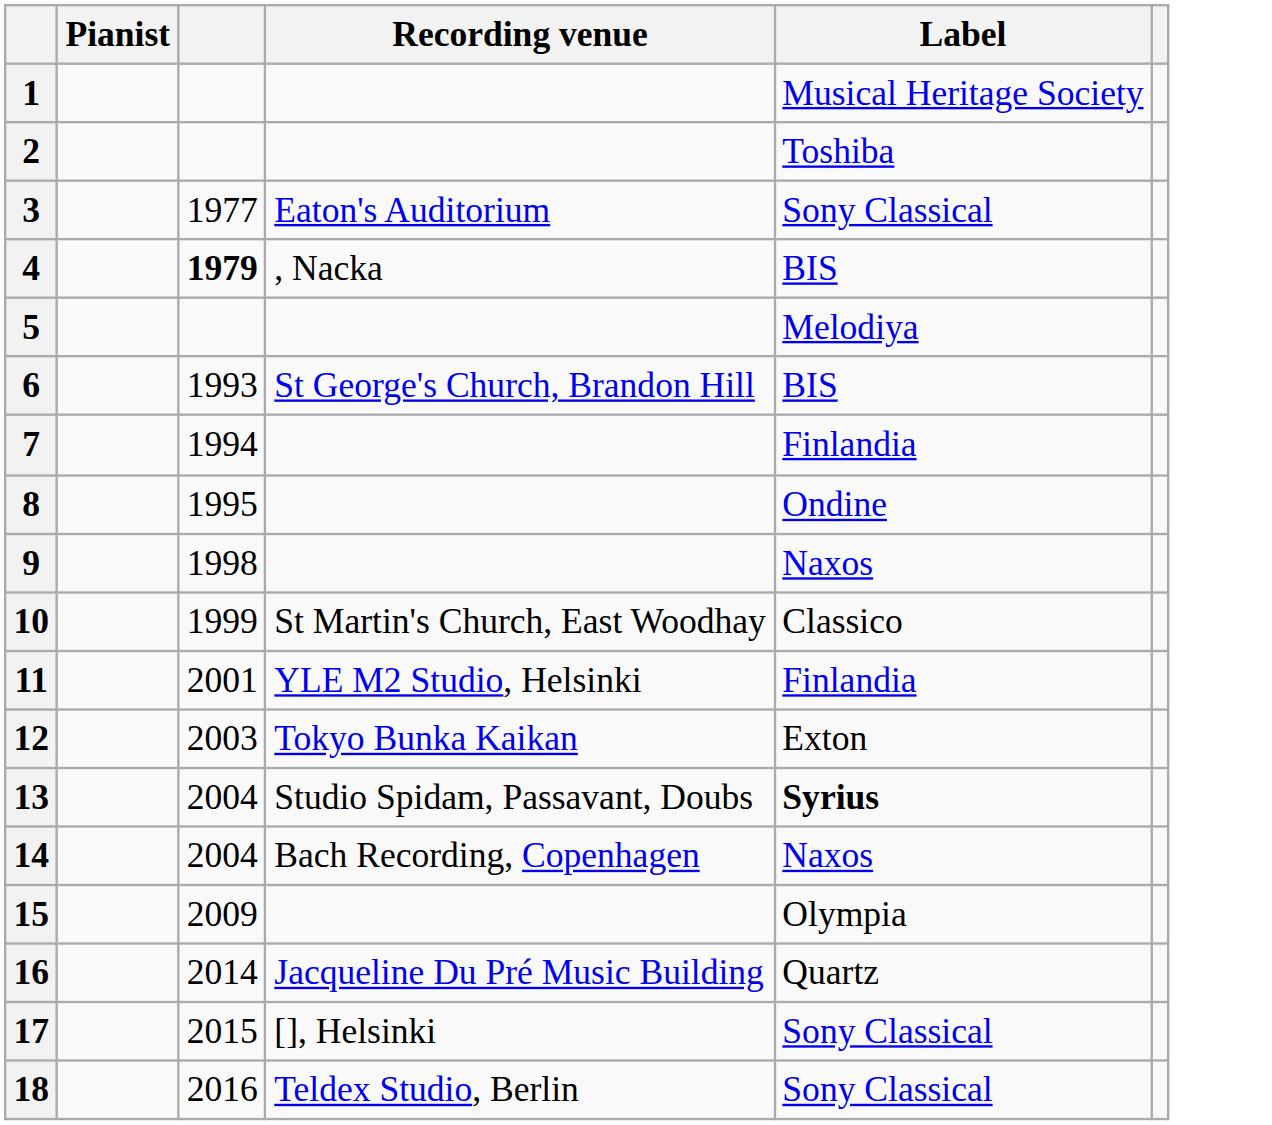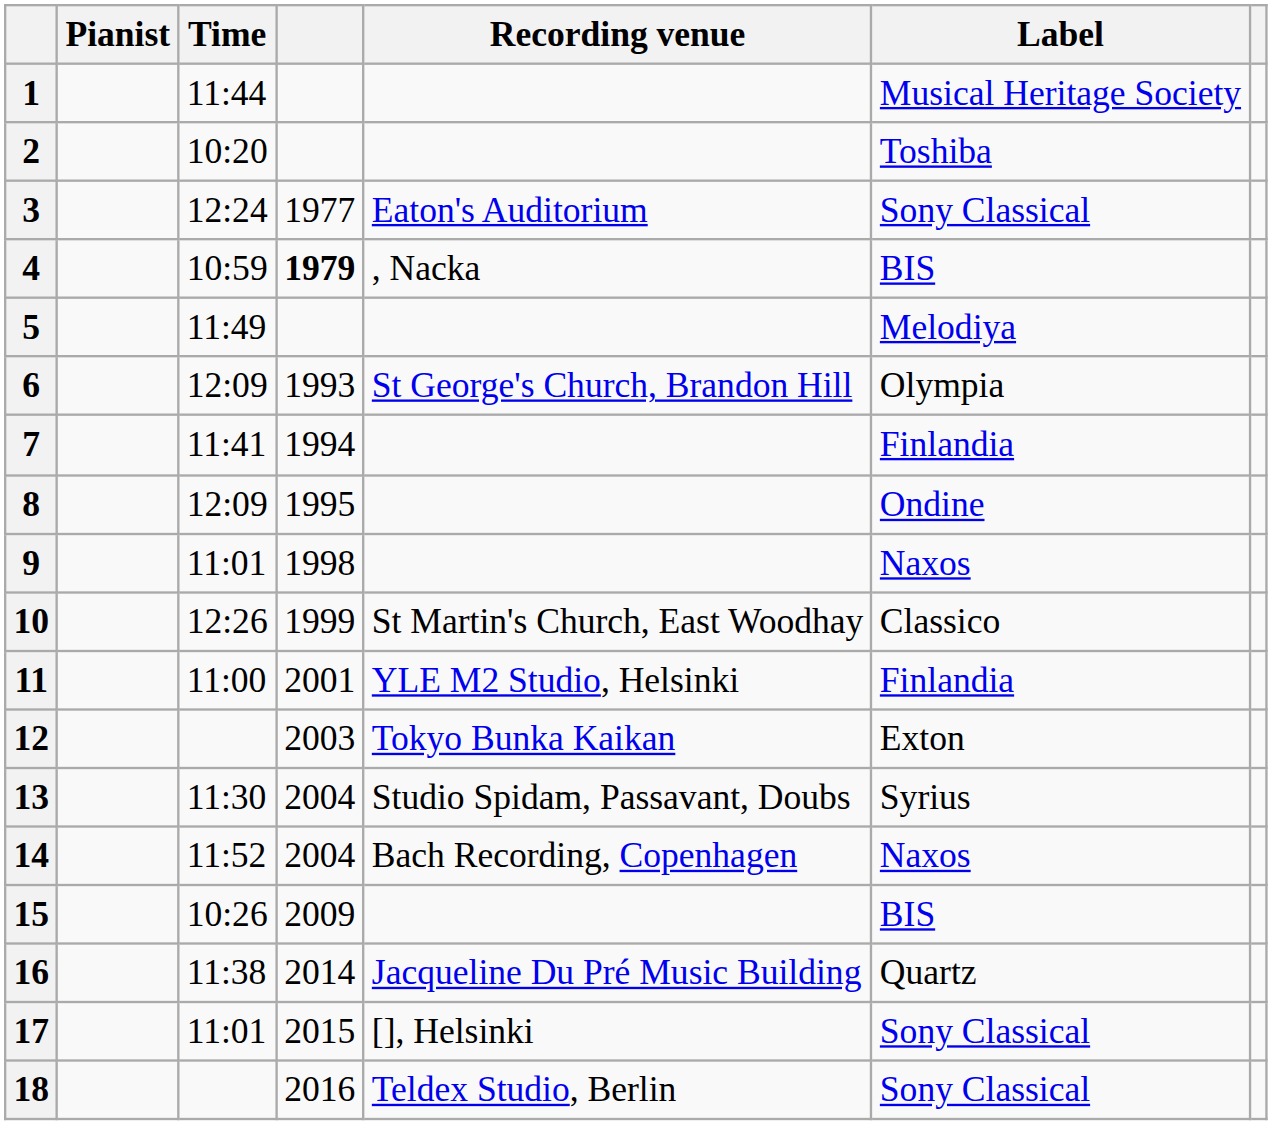+ column: (227, 34)
(810, 385) BIS -> (942, 385) Olympia
(831, 796) bold -> (925, 796) normal
(845, 913) Olympia -> (908, 913) BIS
